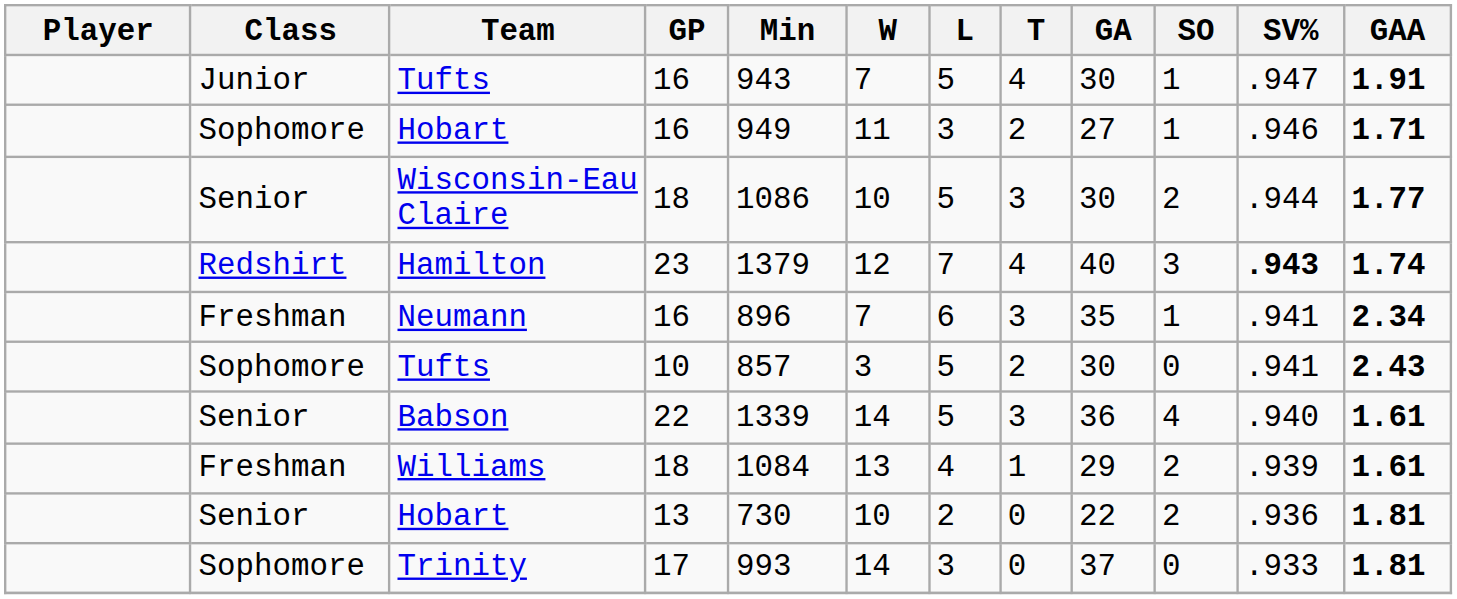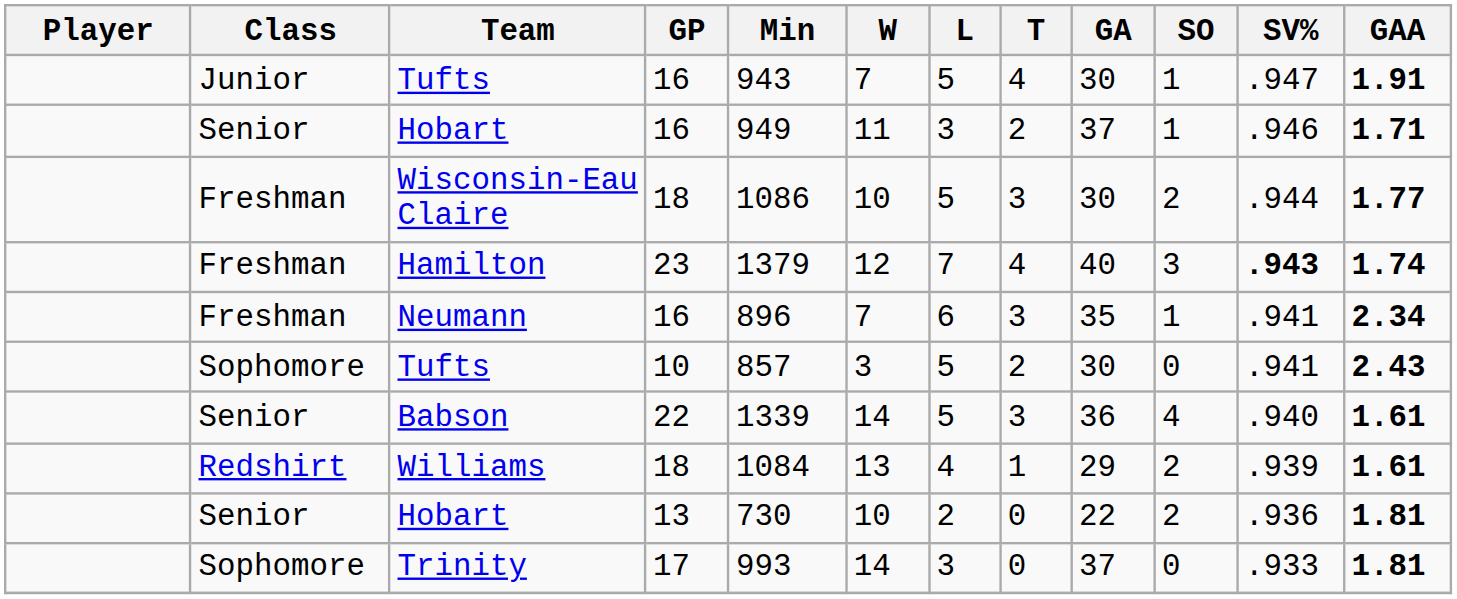(282, 131) Sophomore -> (254, 131) Senior
(1098, 131) 27 -> (1098, 131) 37
(254, 199) Senior -> (272, 199) Freshman
(272, 267) Redshirt -> (272, 267) Freshman
(272, 468) Freshman -> (272, 468) Redshirt
